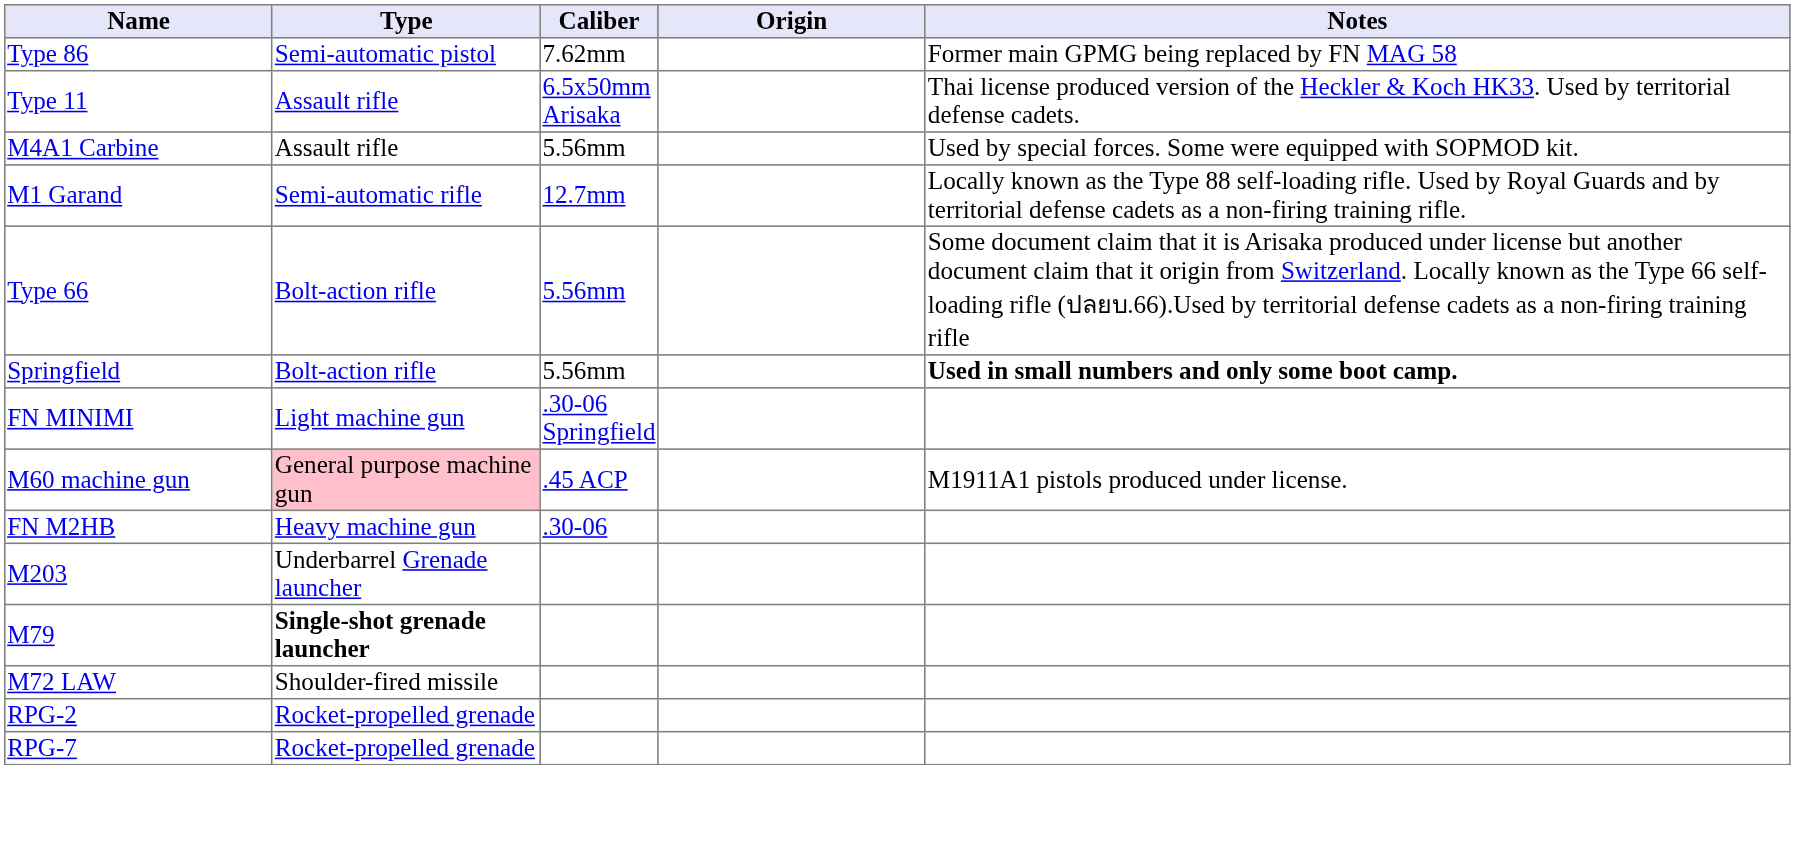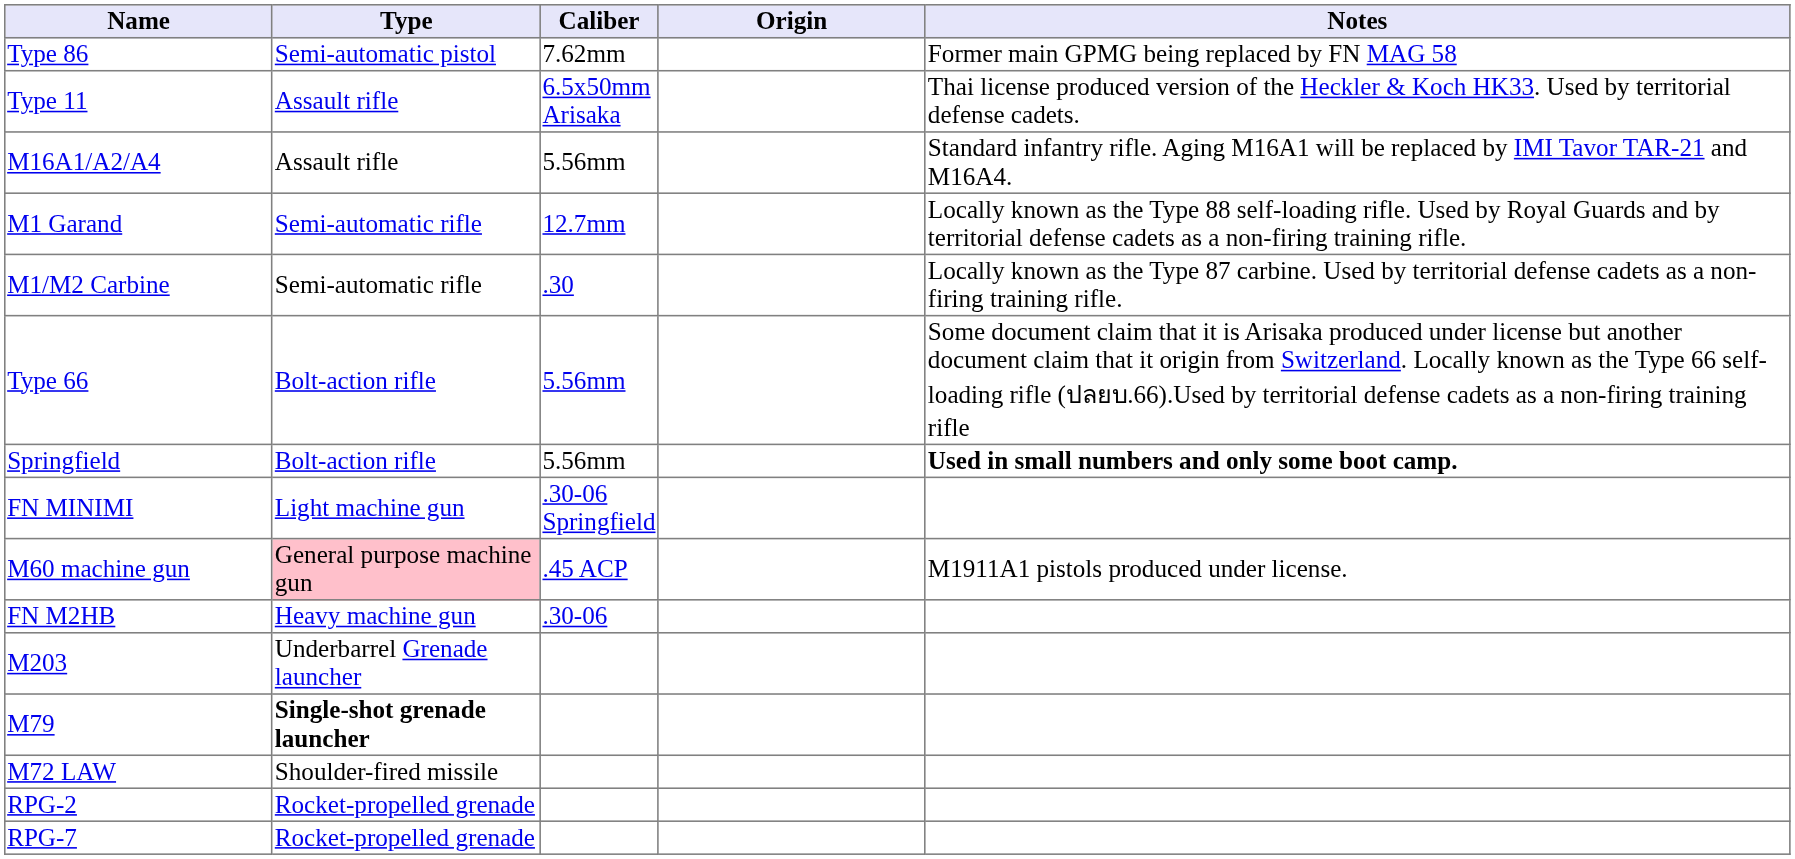+ row: (84, 162)
- row: (83, 148)
+ row: (88, 284)
